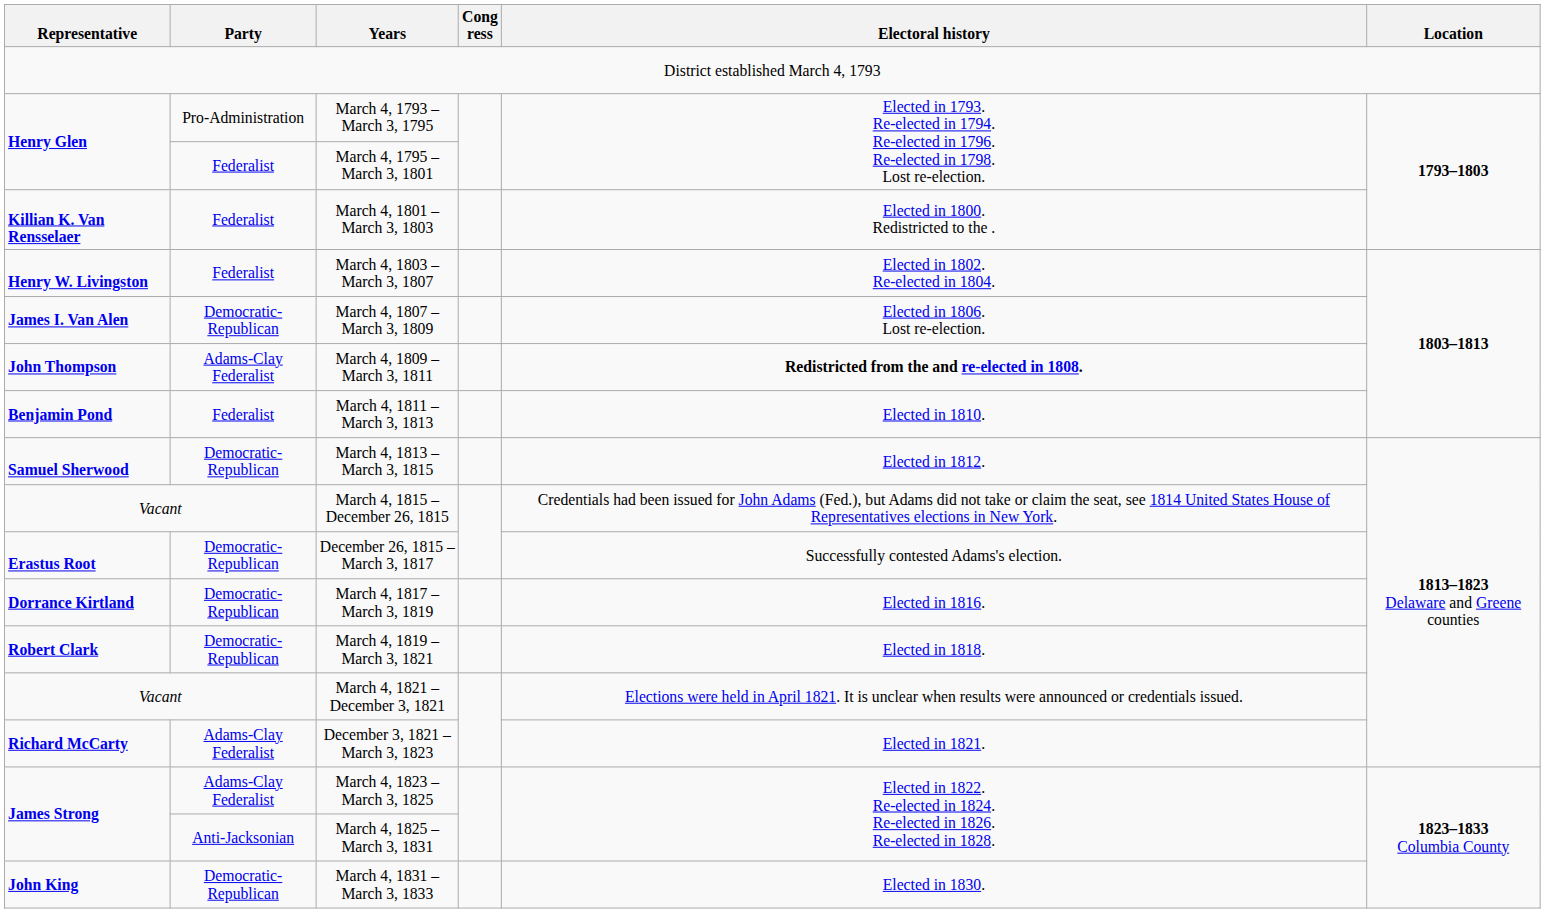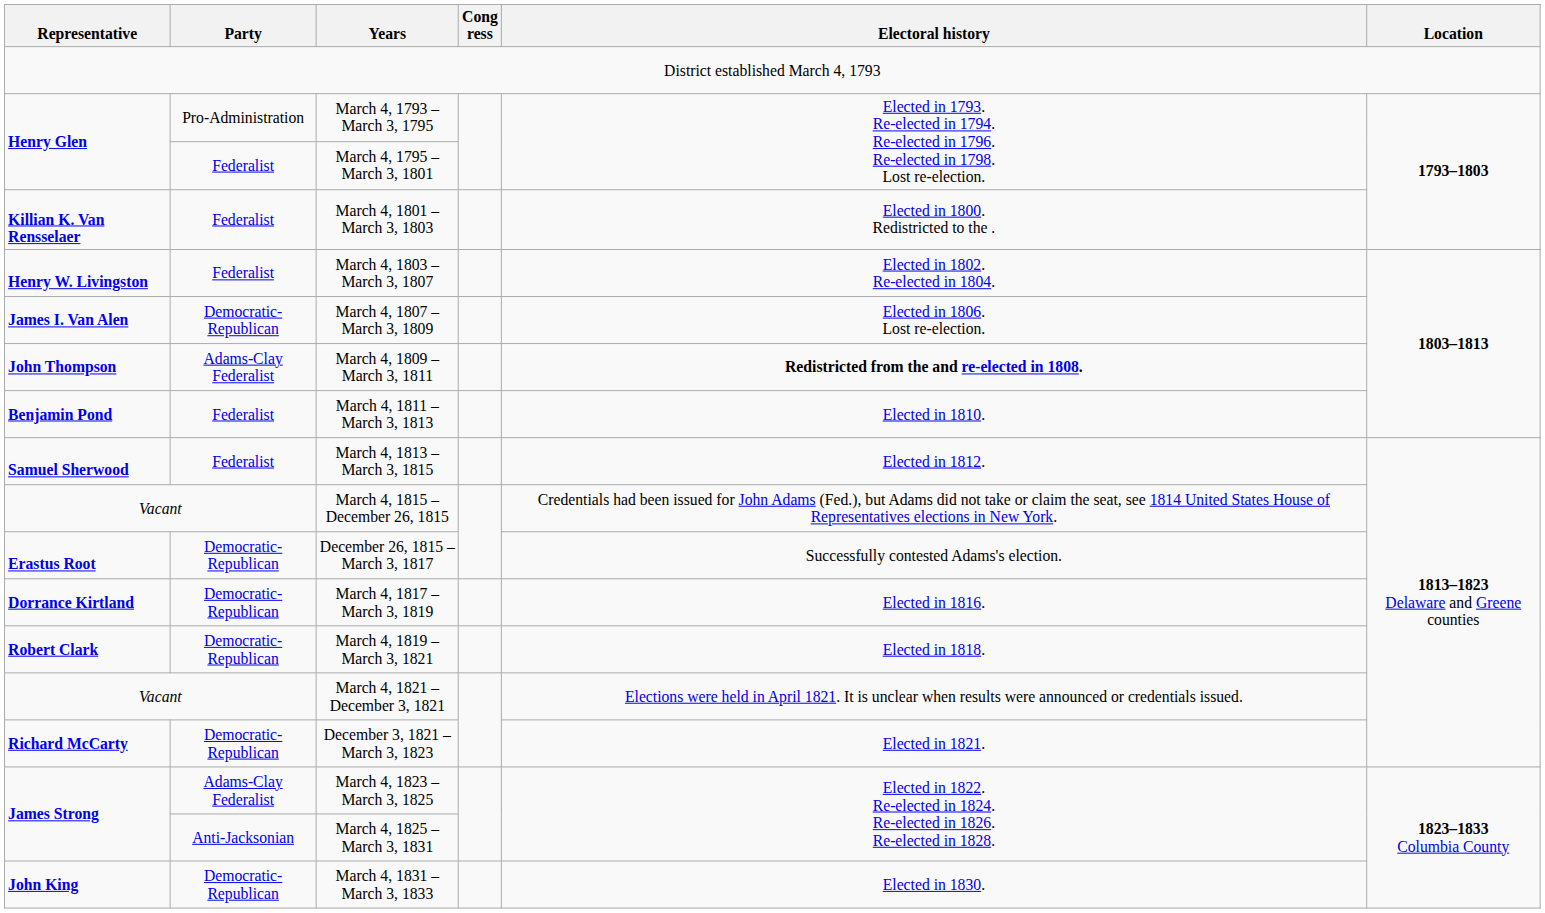(243, 461) Democratic-Republican -> (243, 461) Federalist
(243, 743) Adams-Clay Federalist -> (243, 743) Democratic-Republican
